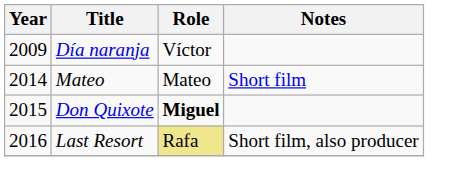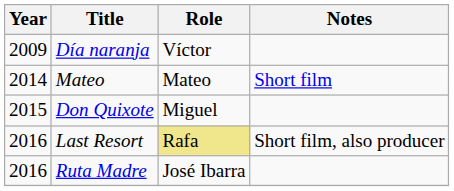(191, 110) bold -> (190, 110) normal
+ row: (101, 170)
